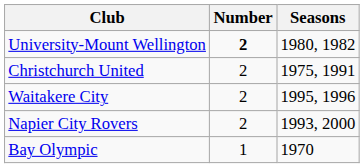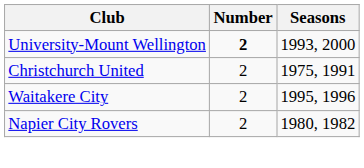(318, 44) 1980, 1982 -> (318, 44) 1993, 2000
(318, 123) 1993, 2000 -> (318, 123) 1980, 1982
- row: (53, 149)
